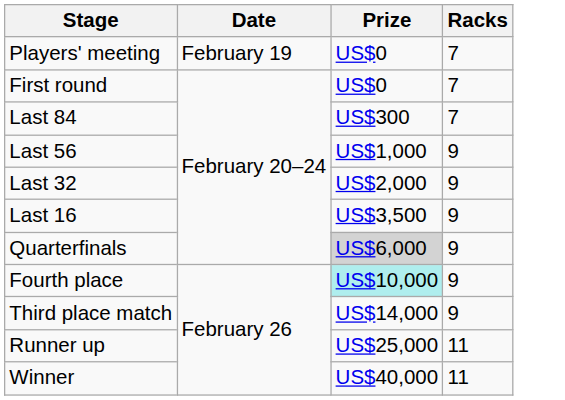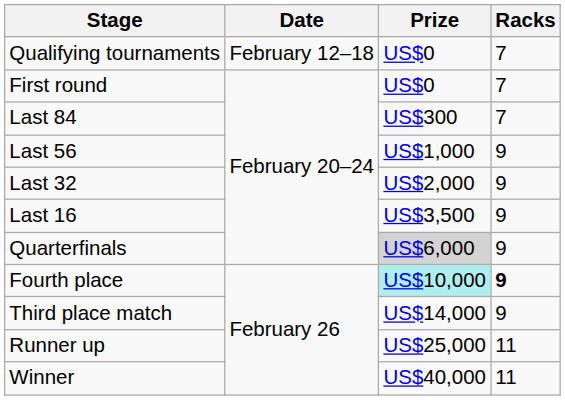+ row: (115, 53)
- row: (85, 53)
(453, 280) normal -> (501, 280) bold
